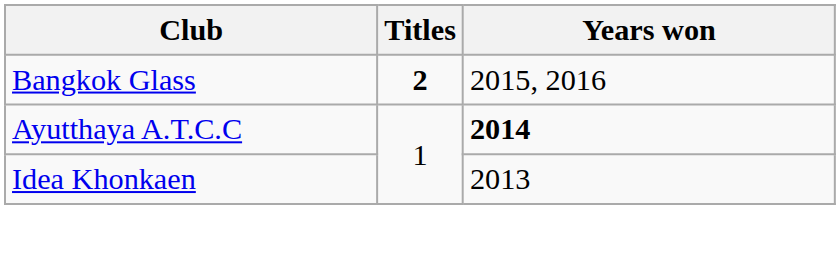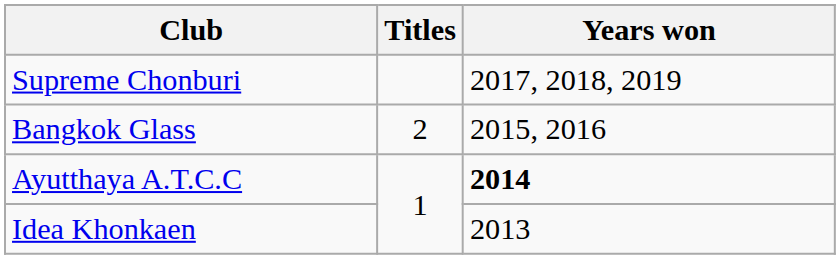+ row: (127, 79)
(420, 79) bold -> (420, 129) normal
